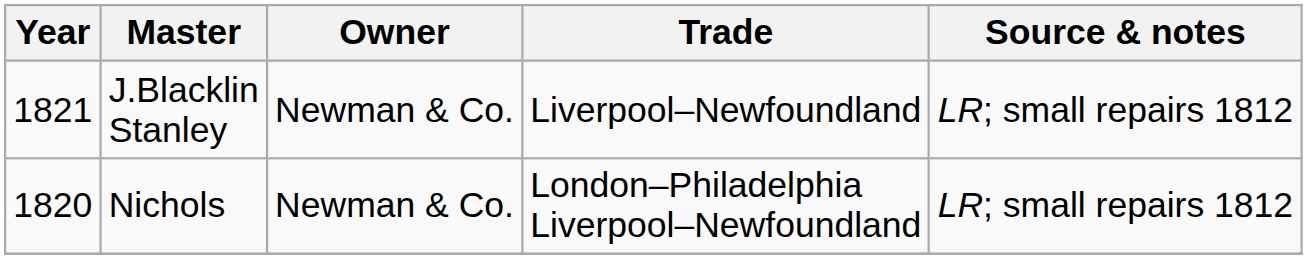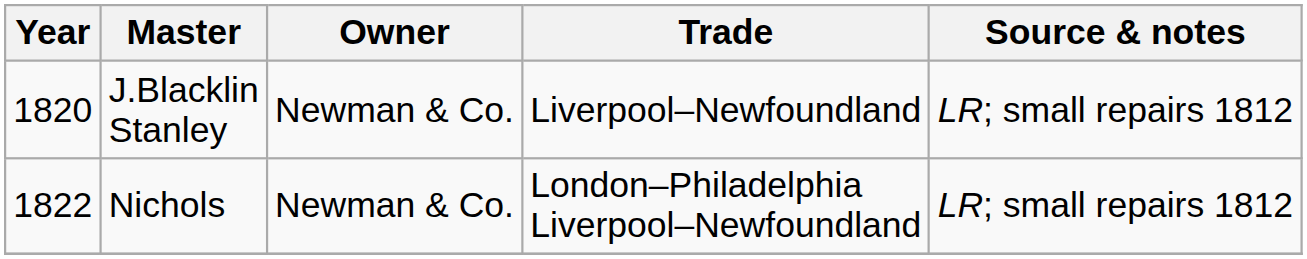(53, 108) 1821 -> (53, 108) 1820
(53, 205) 1820 -> (53, 205) 1822
